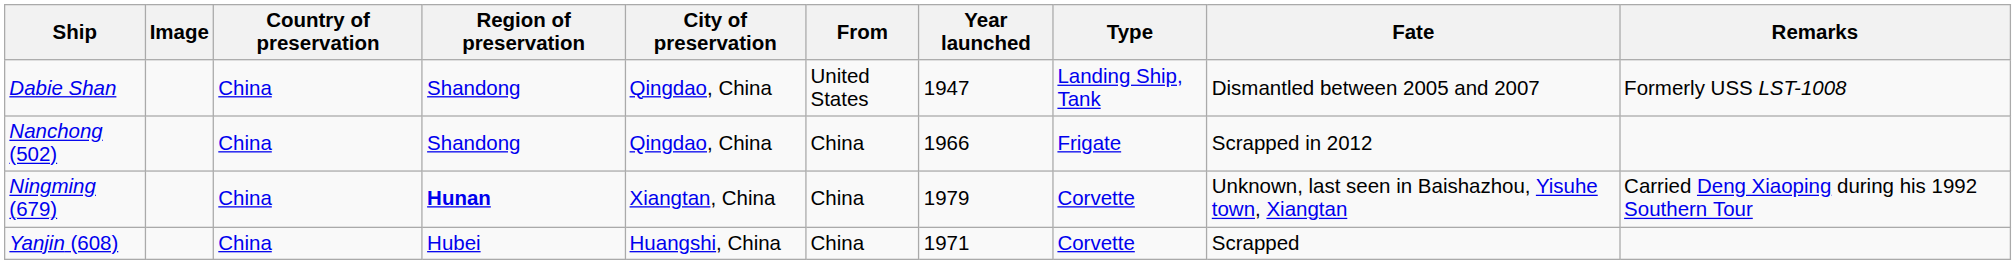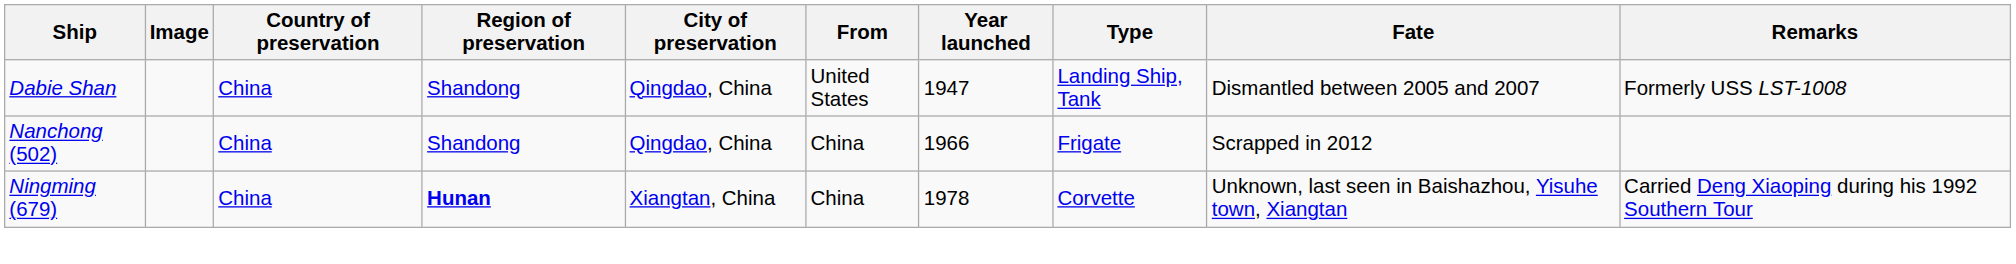(947, 198) 1979 -> (947, 198) 1978
- row: (64, 242)
